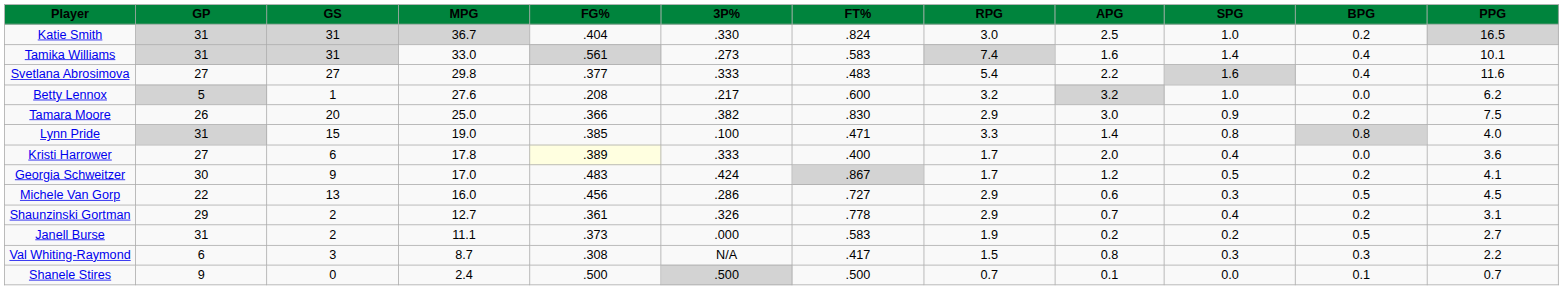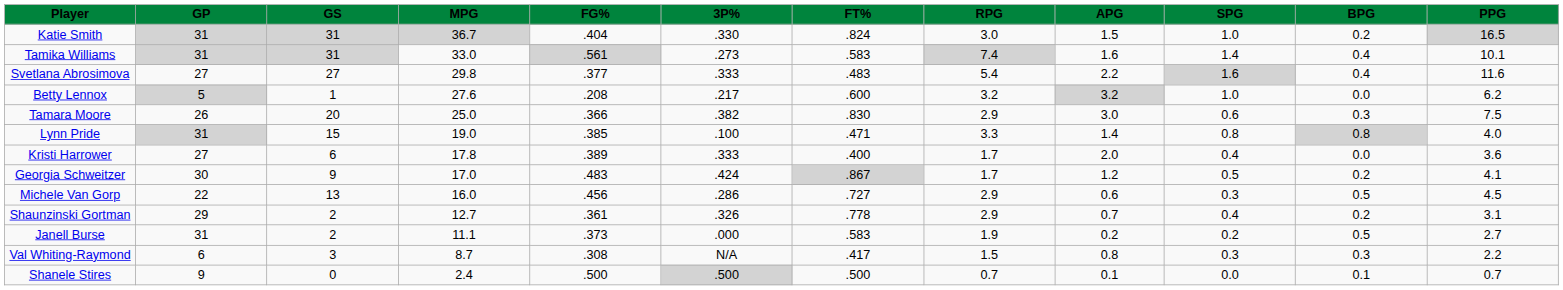(1110, 34) 2.5 -> (1110, 34) 1.5
(1230, 114) 0.9 -> (1230, 114) 0.6
(1361, 114) 0.2 -> (1361, 114) 0.3
(595, 154) lightyellow background -> (595, 154) no background
